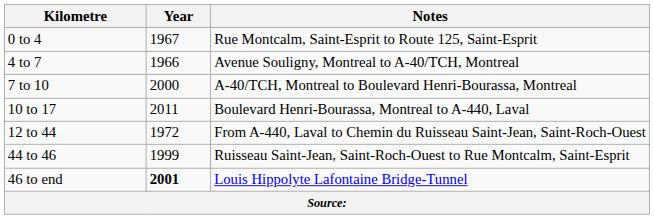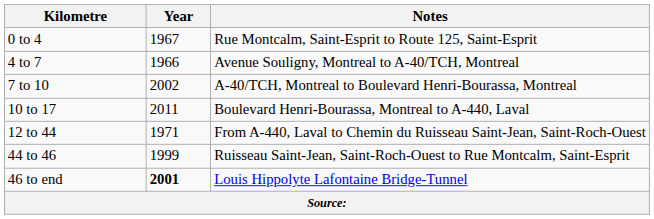(164, 86) 2000 -> (164, 86) 2002
(164, 132) 1972 -> (164, 132) 1971
